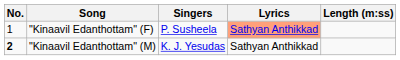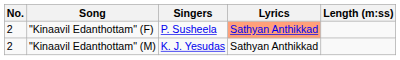(10, 30) 1 -> (10, 30) 2
(10, 47) bold -> (10, 47) normal
